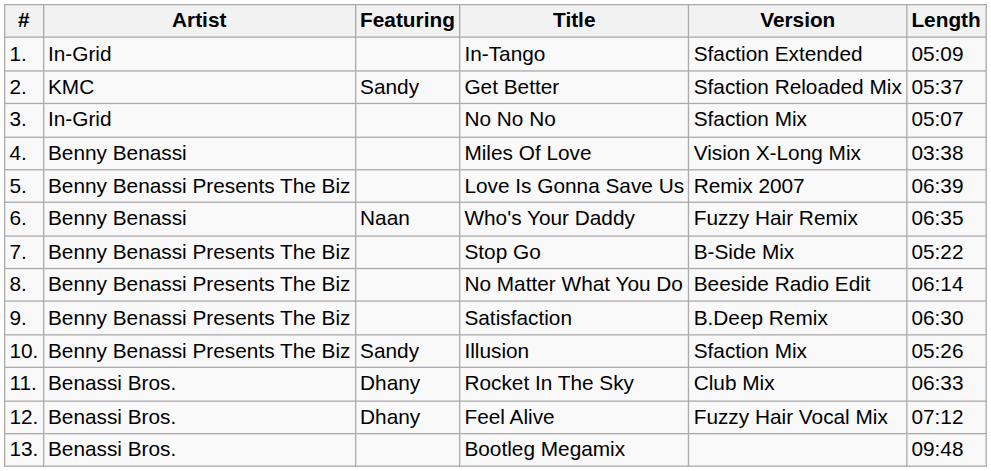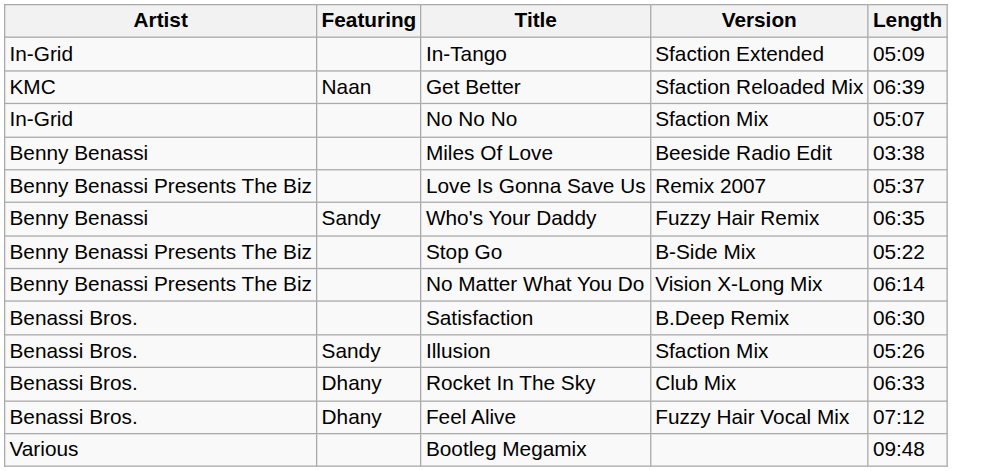- column: (24, 20)
(390, 86) Sandy -> (346, 86) Naan
(937, 86) 05:37 -> (899, 86) 06:39
(777, 152) Vision X-Long Mix -> (744, 152) Beeside Radio Edit
(937, 185) 06:39 -> (899, 185) 05:37
(385, 218) Naan -> (351, 218) Sandy
(782, 284) Beeside Radio Edit -> (739, 284) Vision X-Long Mix
(199, 317) Benny Benassi Presents The Biz -> (74, 317) Benassi Bros.
(199, 350) Benny Benassi Presents The Biz -> (74, 350) Benassi Bros.
(112, 449) Benassi Bros. -> (44, 449) Various
